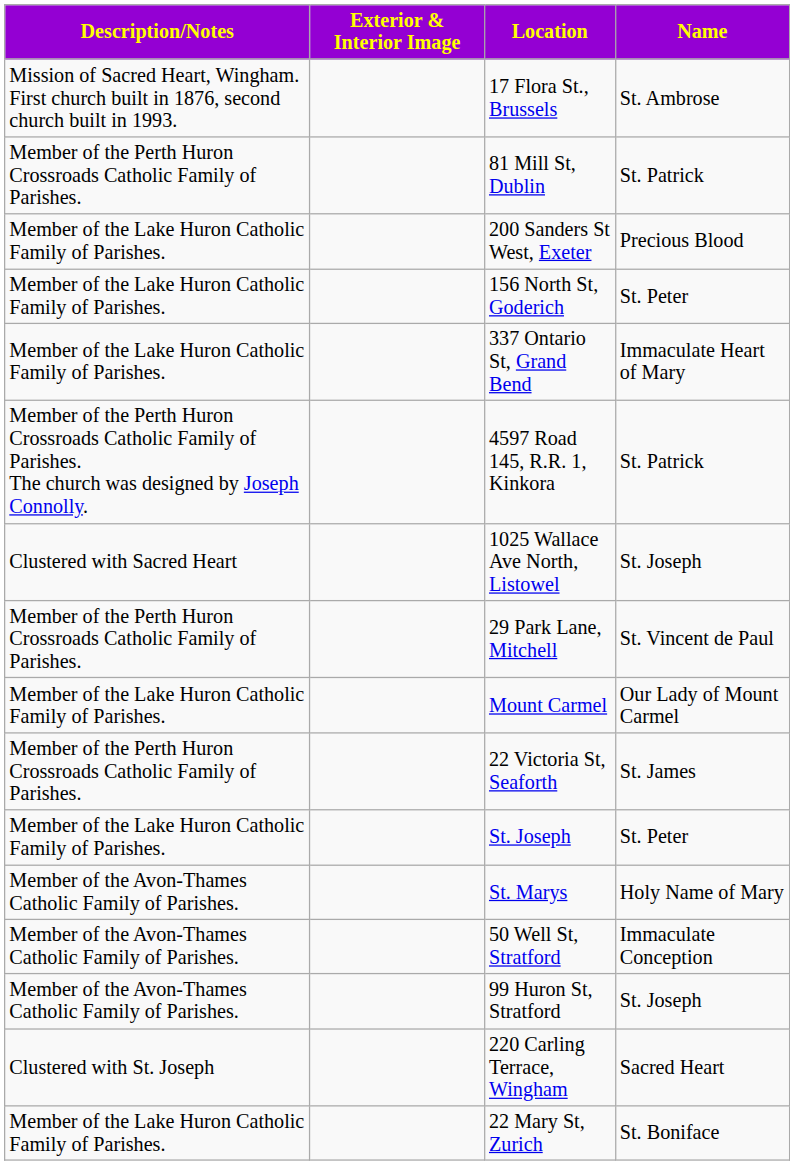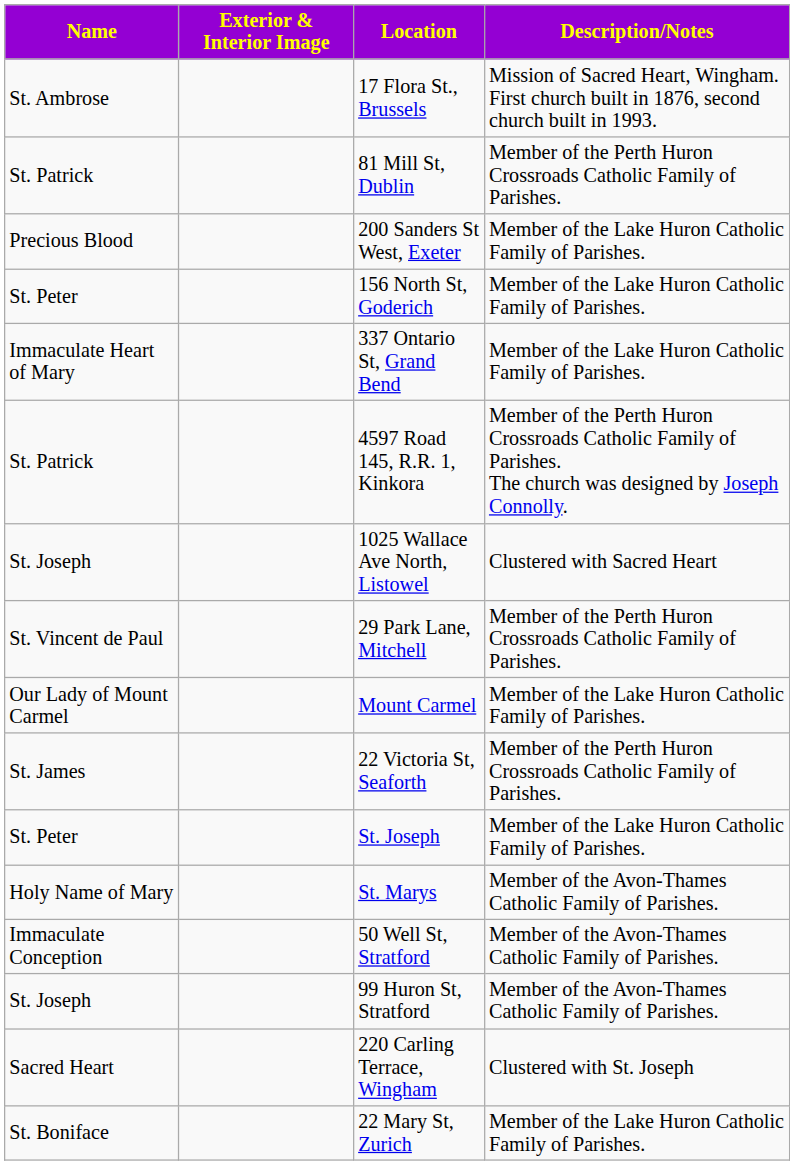columns swapped: (702, 31) <-> (157, 31)
